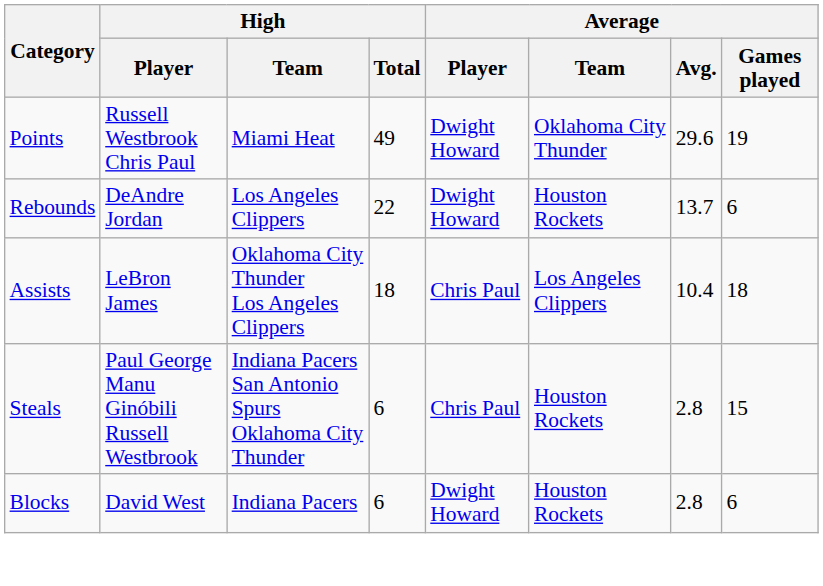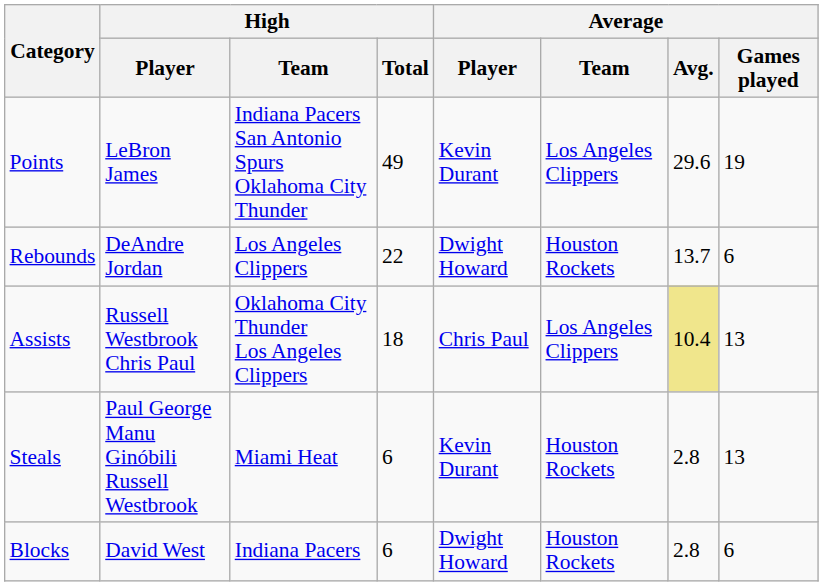(151, 137) Russell Westbrook Chris Paul -> (138, 161) LeBron James
(283, 137) Miami Heat -> (301, 161) Indiana Pacers San Antonio Spurs Oklahoma City Thunder
(465, 137) Dwight Howard -> (468, 161) Kevin Durant
(600, 137) Oklahoma City Thunder -> (599, 161) Los Angeles Clippers
(138, 290) LeBron James -> (151, 338) Russell Westbrook Chris Paul
(695, 290) no background -> (692, 338) khaki background
(737, 290) 18 -> (734, 338) 13
(298, 408) Indiana Pacers San Antonio Spurs Oklahoma City Thunder -> (286, 456) Miami Heat
(475, 408) Chris Paul -> (468, 456) Kevin Durant
(737, 408) 15 -> (734, 456) 13
